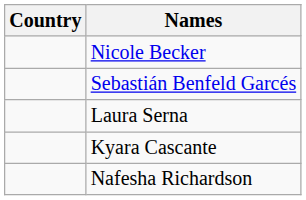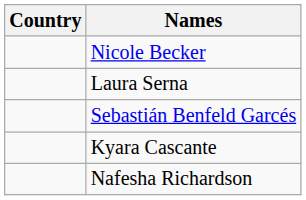rows swapped: (193, 83) <-> (139, 115)
